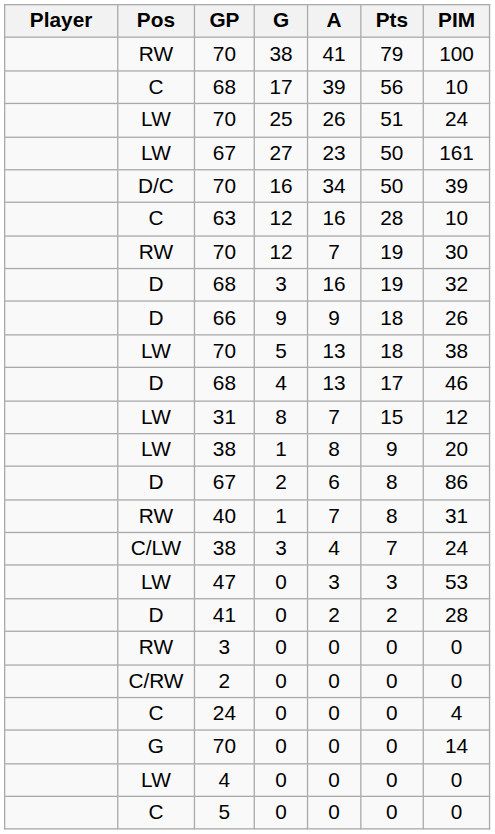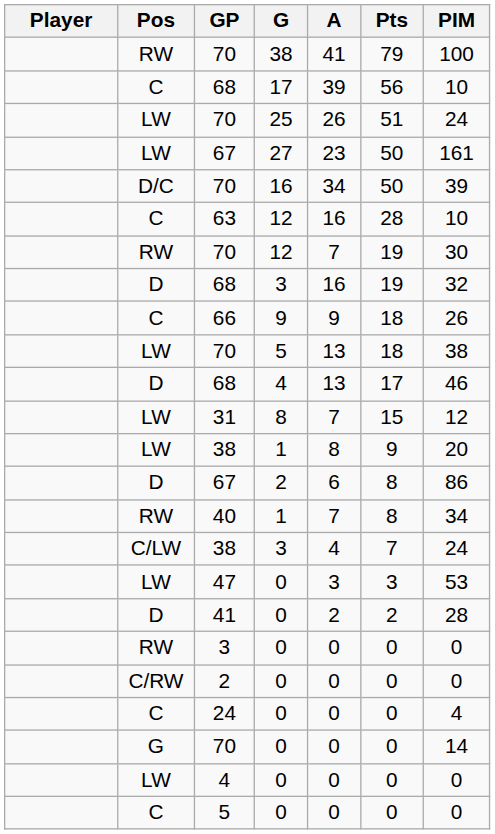(156, 317) D -> (156, 317) C
(457, 515) 31 -> (457, 515) 34
